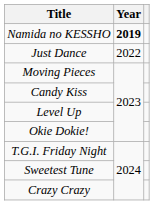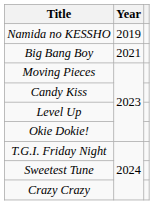(129, 33) bold -> (129, 33) normal
+ row: (59, 53)
- row: (59, 53)
